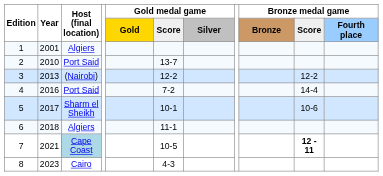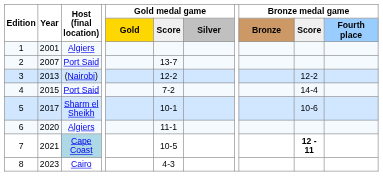(49, 62) 2010 -> (49, 62) 2007
(49, 90) 2016 -> (49, 90) 2015
(49, 127) 2018 -> (49, 127) 2020
